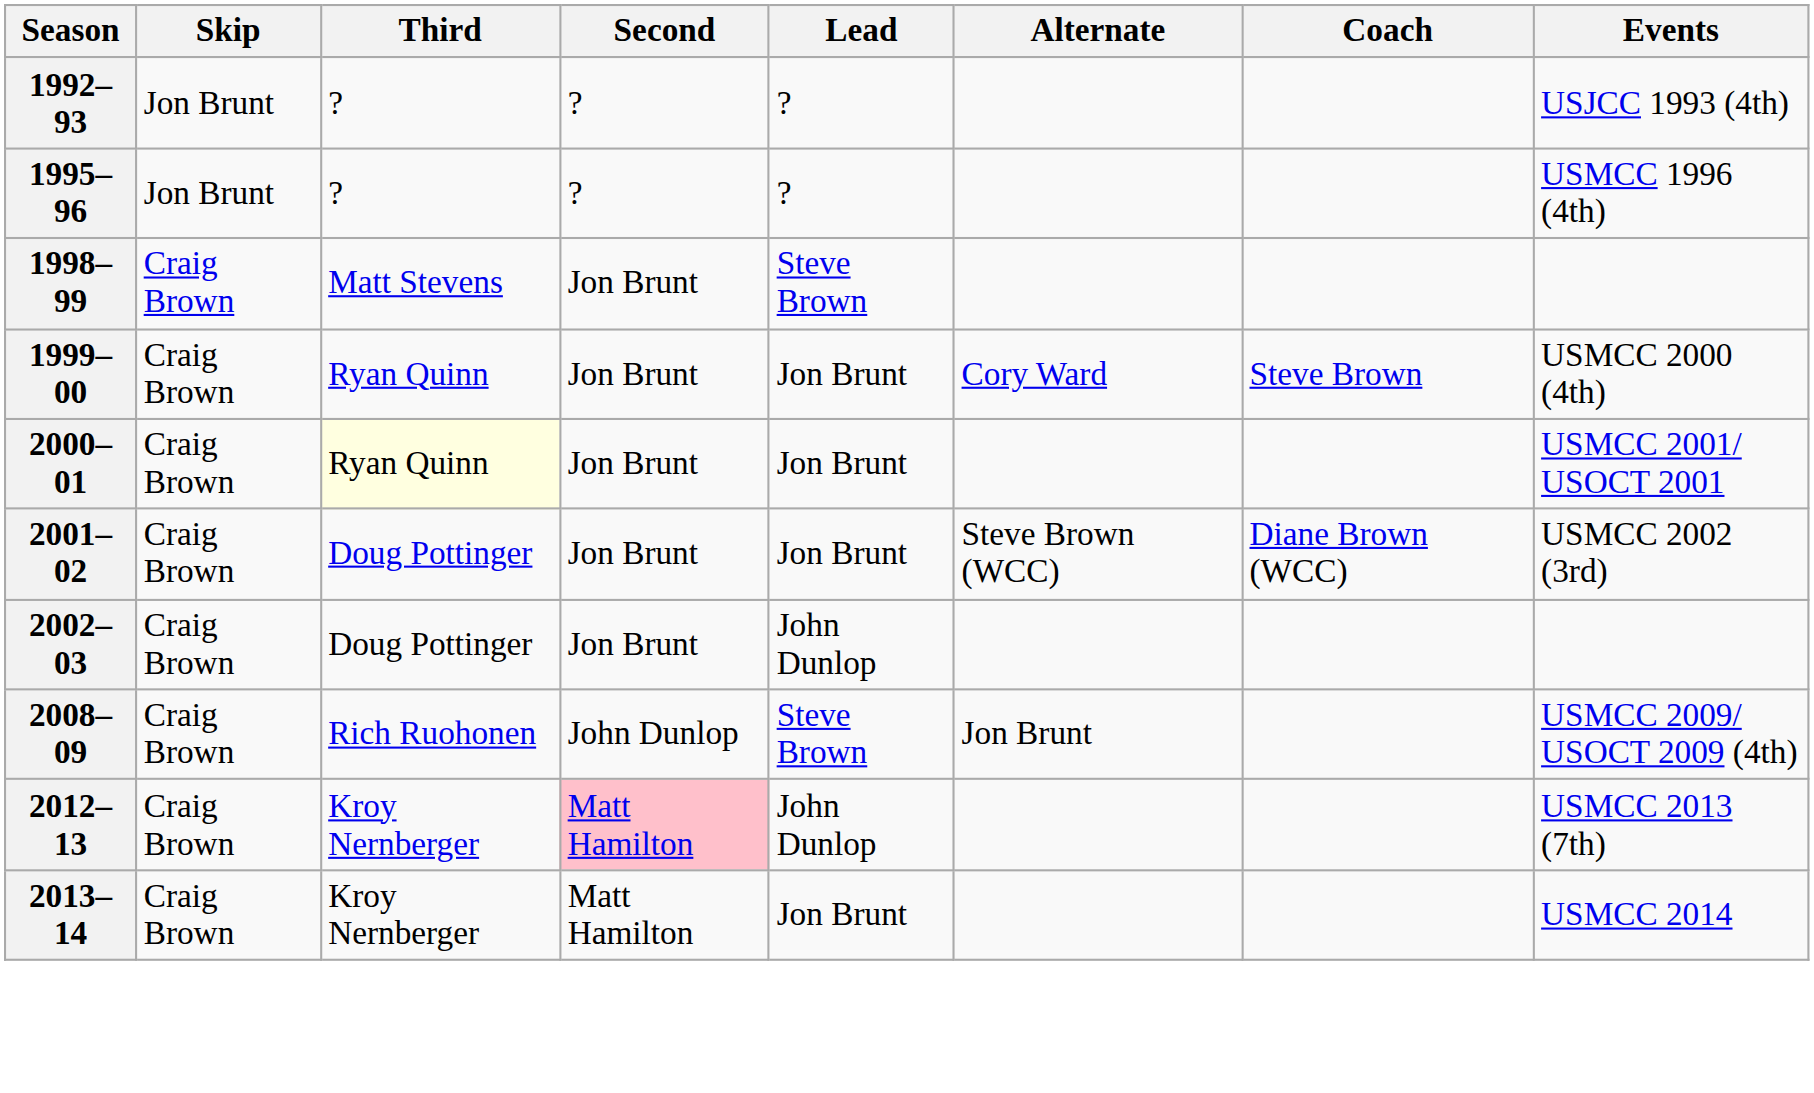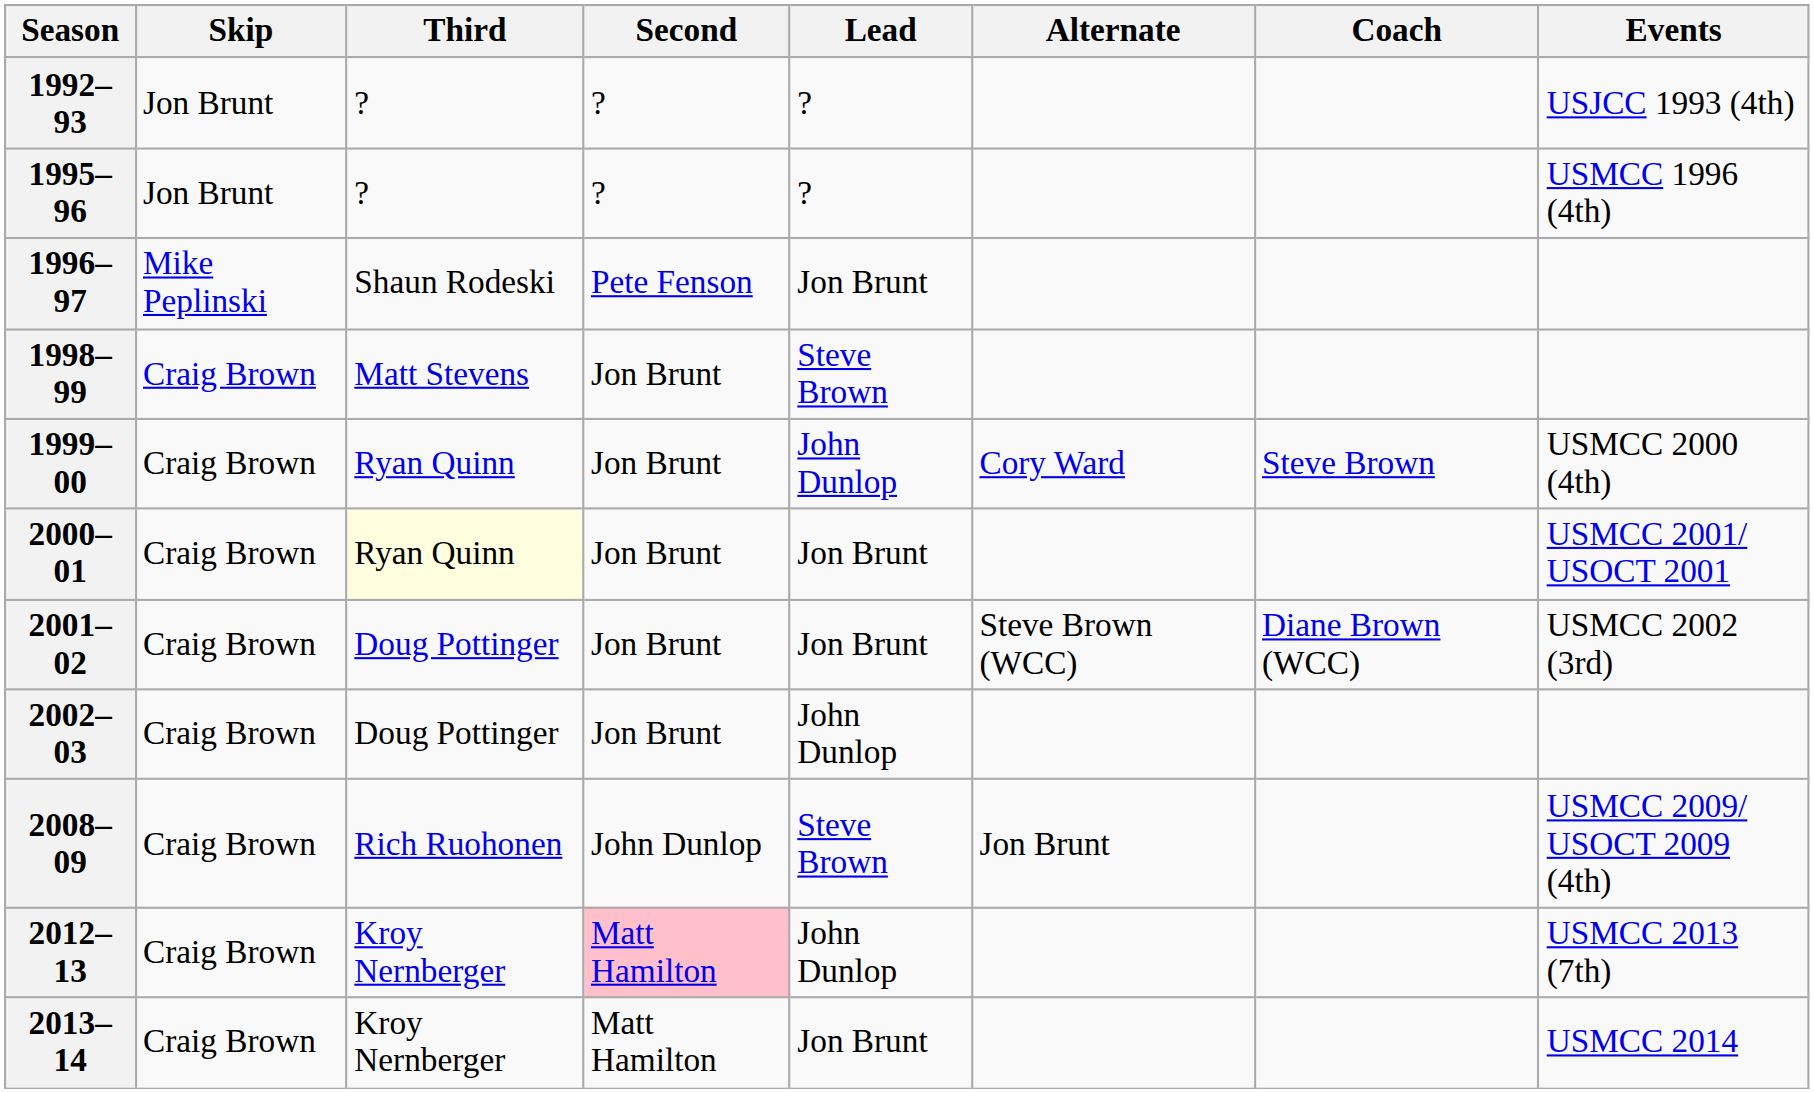+ row: (70, 282)
(842, 373) Jon Brunt -> (847, 463) John Dunlop
